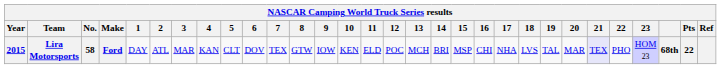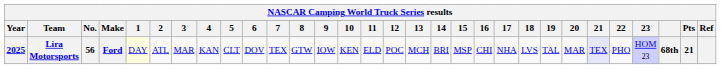(16, 50) 2015 -> (16, 50) 2025
(90, 50) 58 -> (90, 50) 56
(138, 50) no background -> (138, 50) lightyellow background
(689, 50) 22 -> (689, 50) 21
